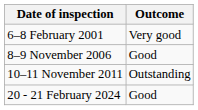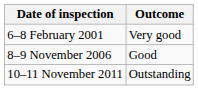- row: (64, 94)
